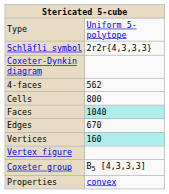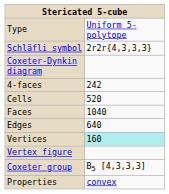(94, 85) 562 -> (94, 85) 242
(94, 98) 800 -> (94, 98) 520
(97, 112) paleturquoise background -> (97, 112) no background
(94, 126) 670 -> (94, 126) 640
